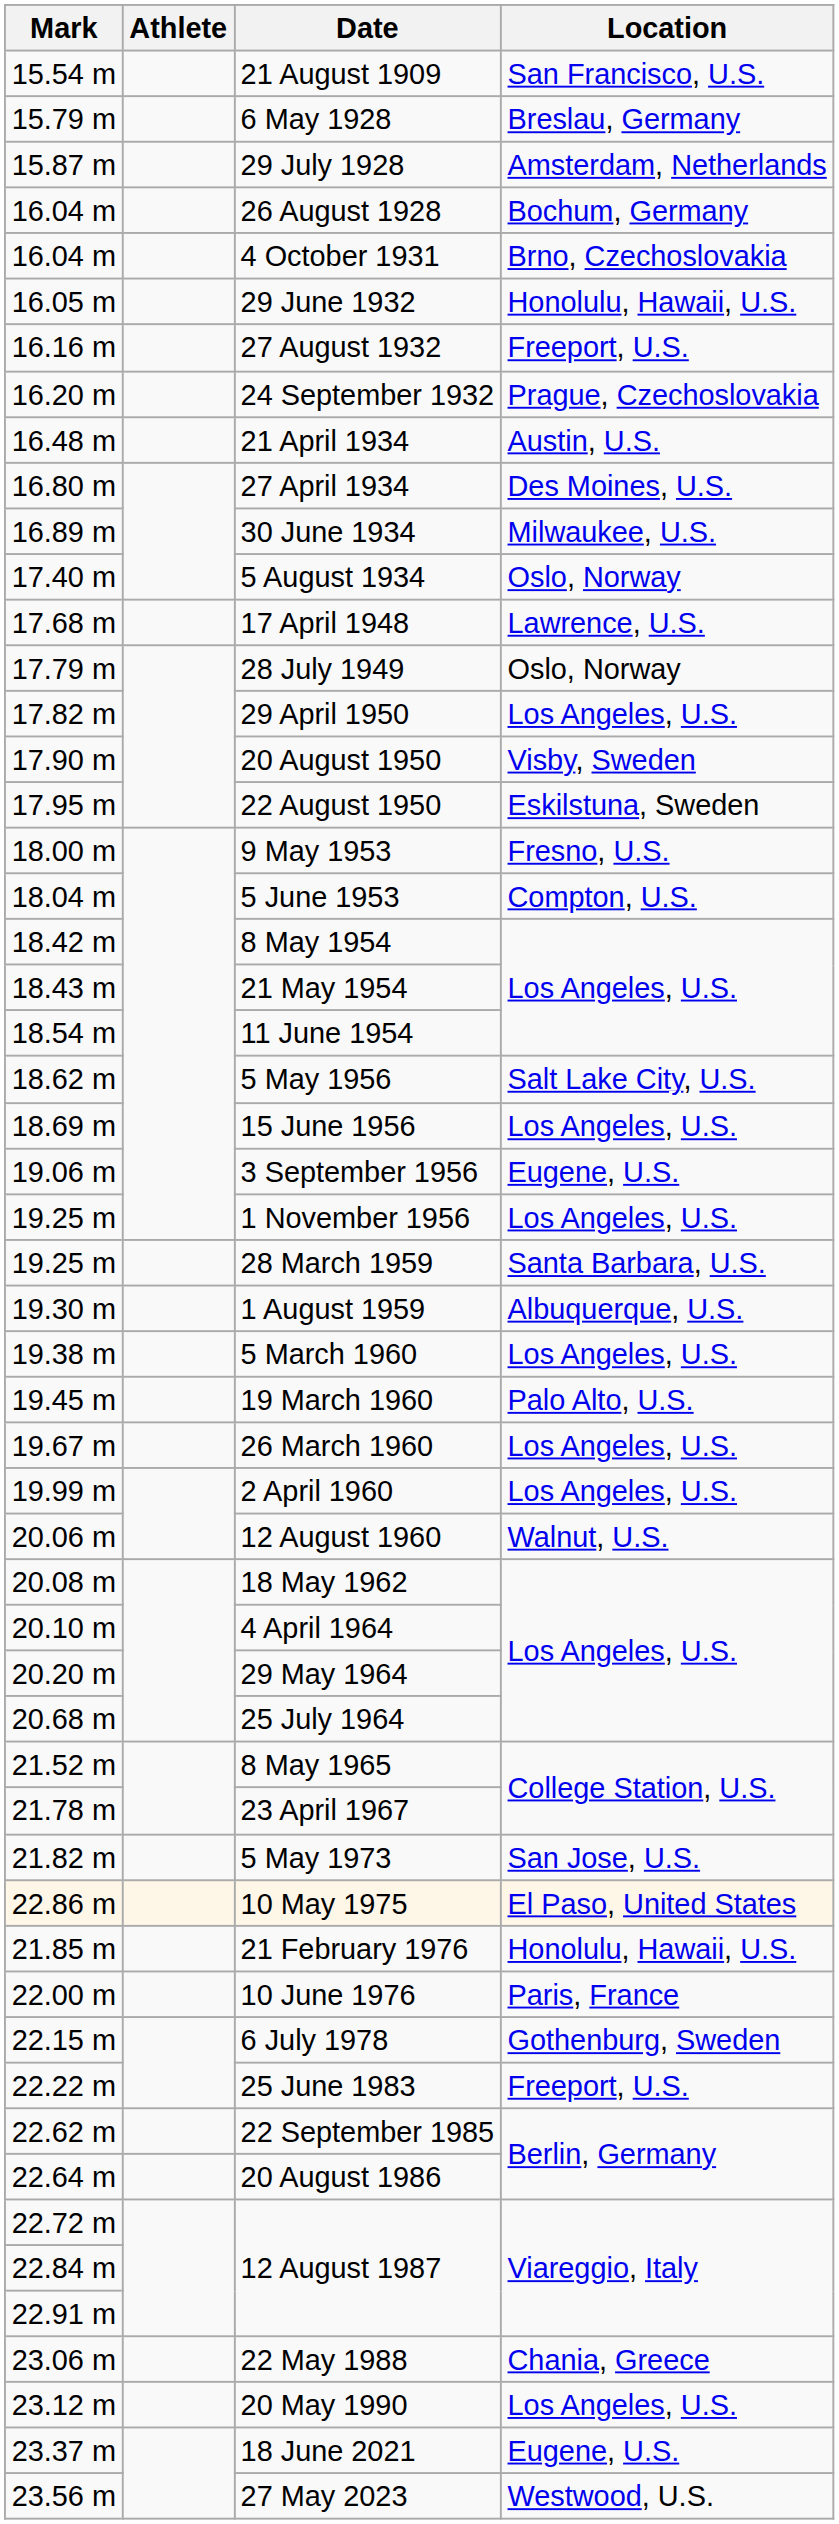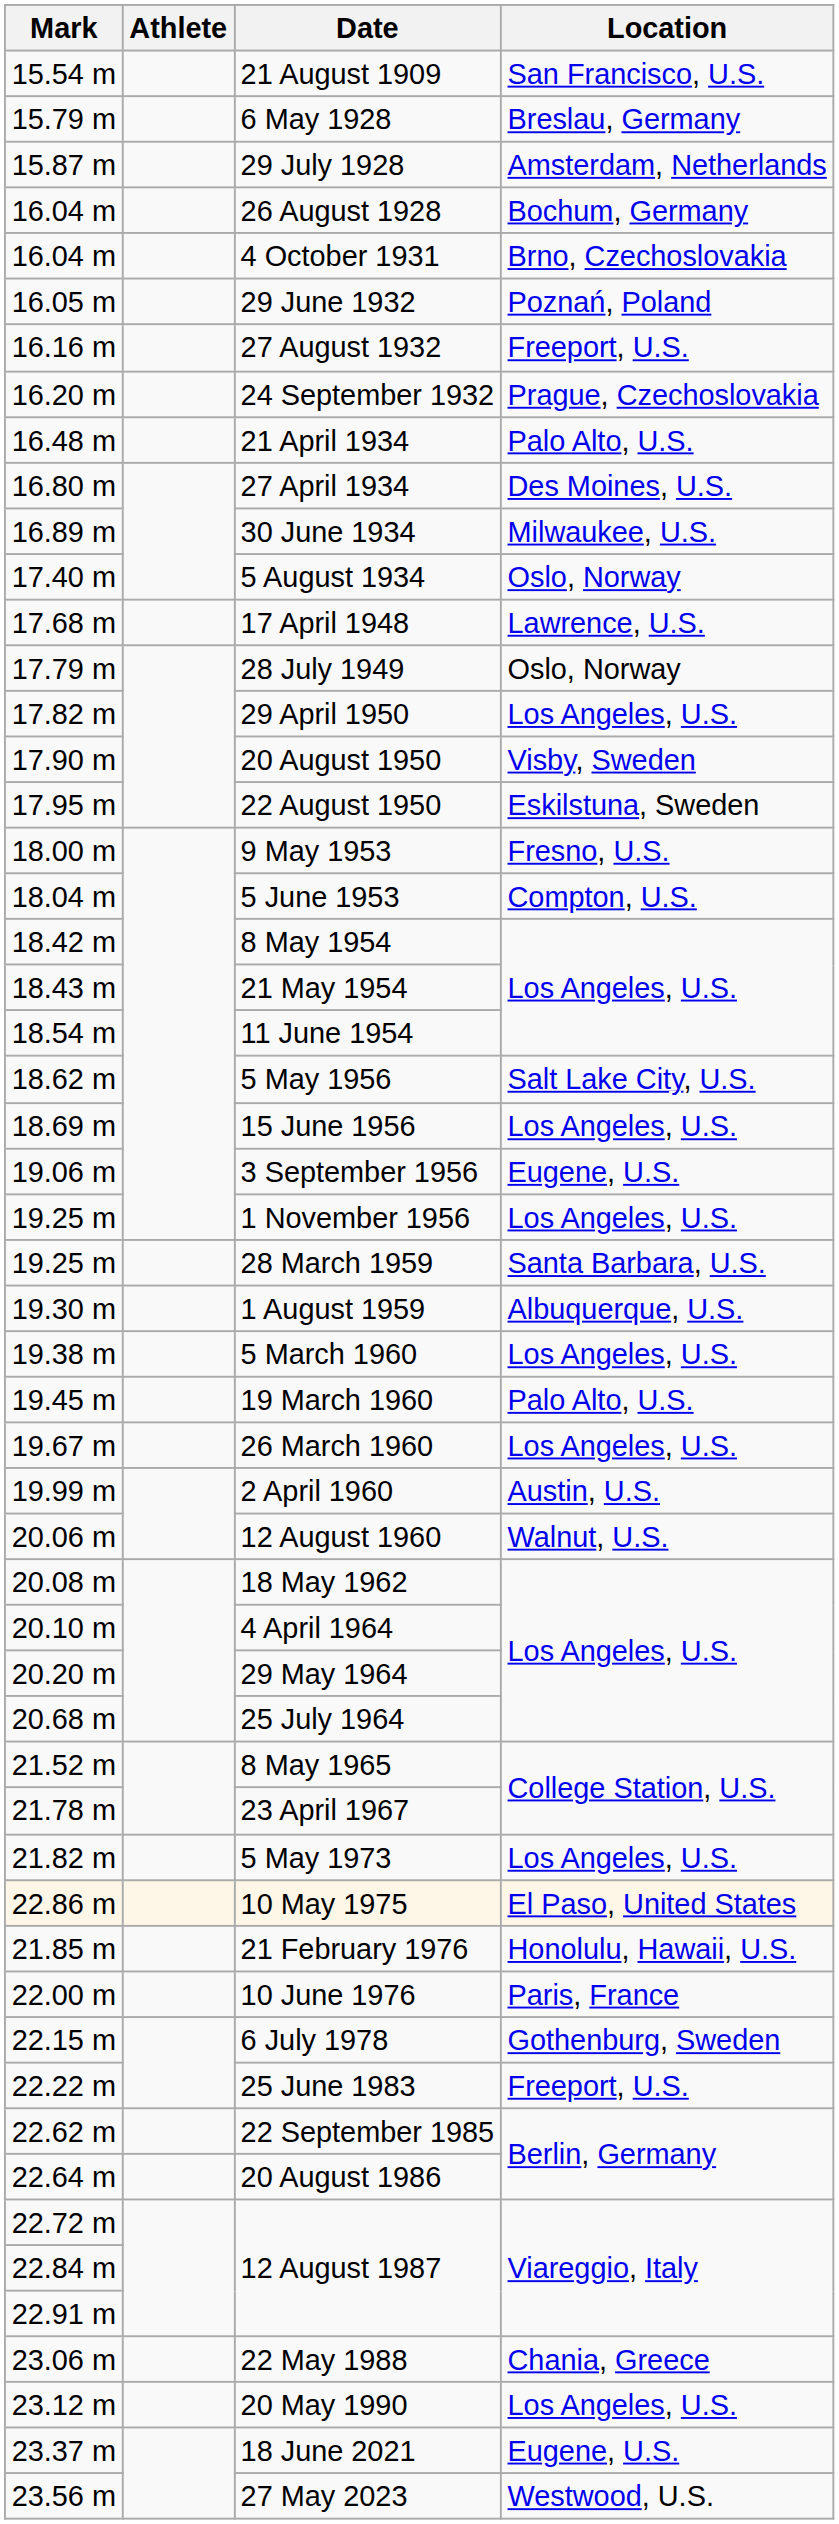(652, 302) Honolulu, Hawaii, U.S. -> (609, 302) Poznań, Poland
(584, 439) Austin, U.S. -> (601, 439) Palo Alto, U.S.
(622, 1491) Los Angeles, U.S. -> (584, 1491) Austin, U.S.
(604, 1857) San Jose, U.S. -> (622, 1857) Los Angeles, U.S.
